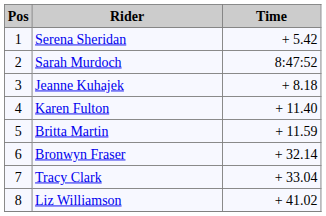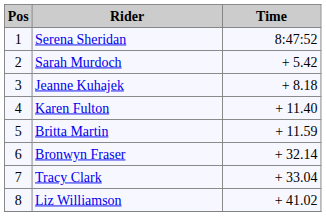(300, 38) + 5.42 -> (296, 38) 8:47:52
(296, 62) 8:47:52 -> (300, 62) + 5.42
